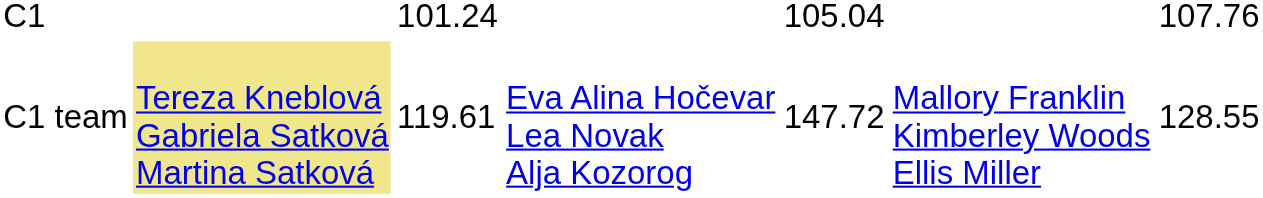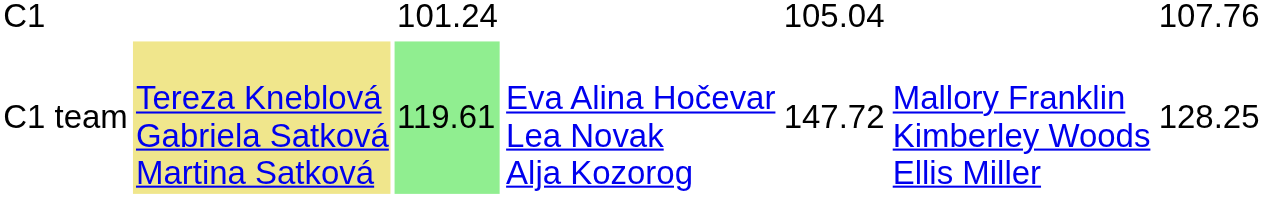(446, 117) no background -> (446, 117) lightgreen background
(1209, 117) 128.55 -> (1209, 117) 128.25
